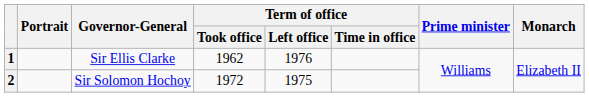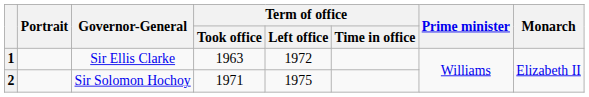(230, 59) 1962 -> (230, 59) 1963
(298, 59) 1976 -> (298, 59) 1972
(230, 80) 1972 -> (230, 80) 1971
